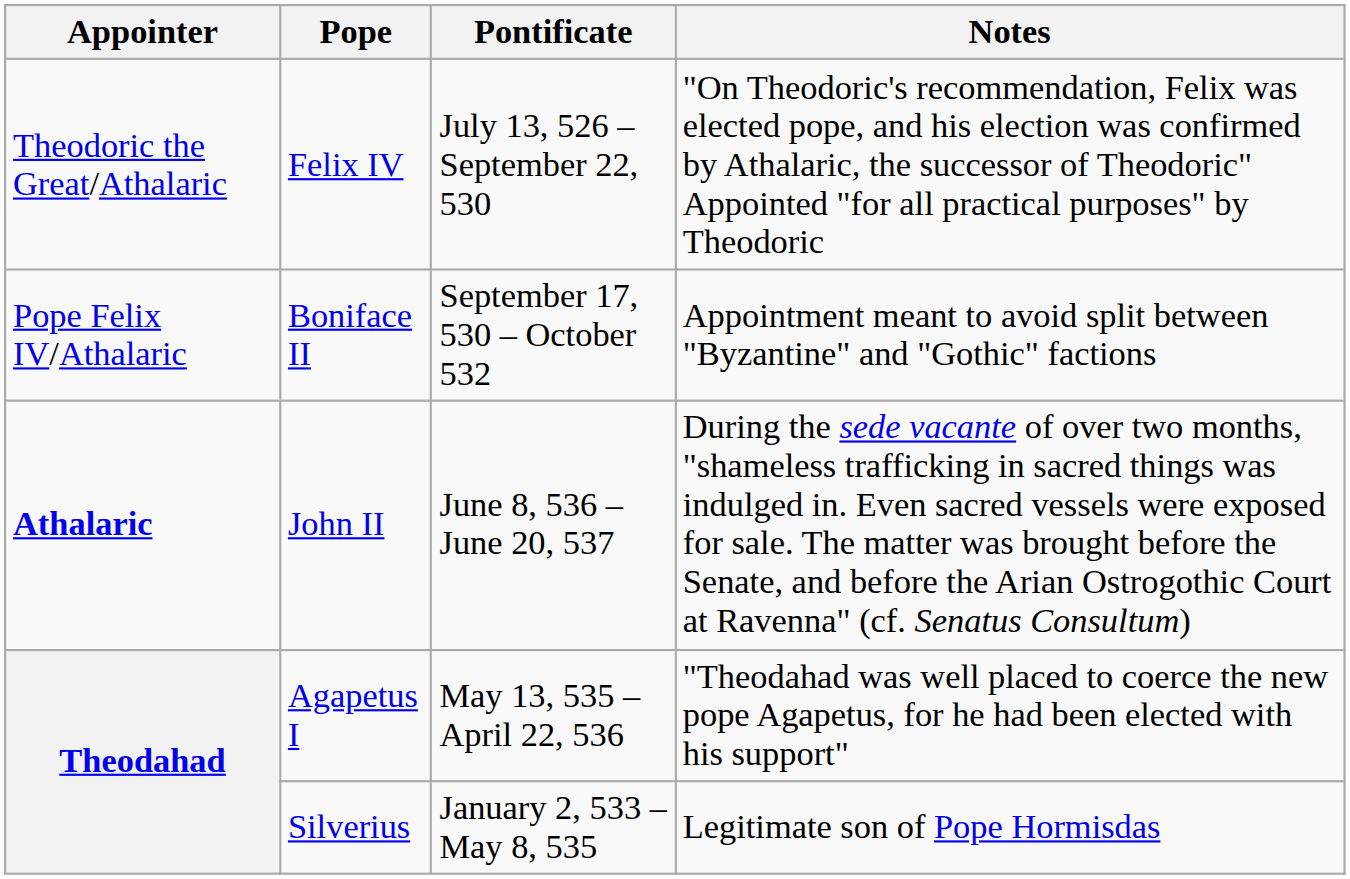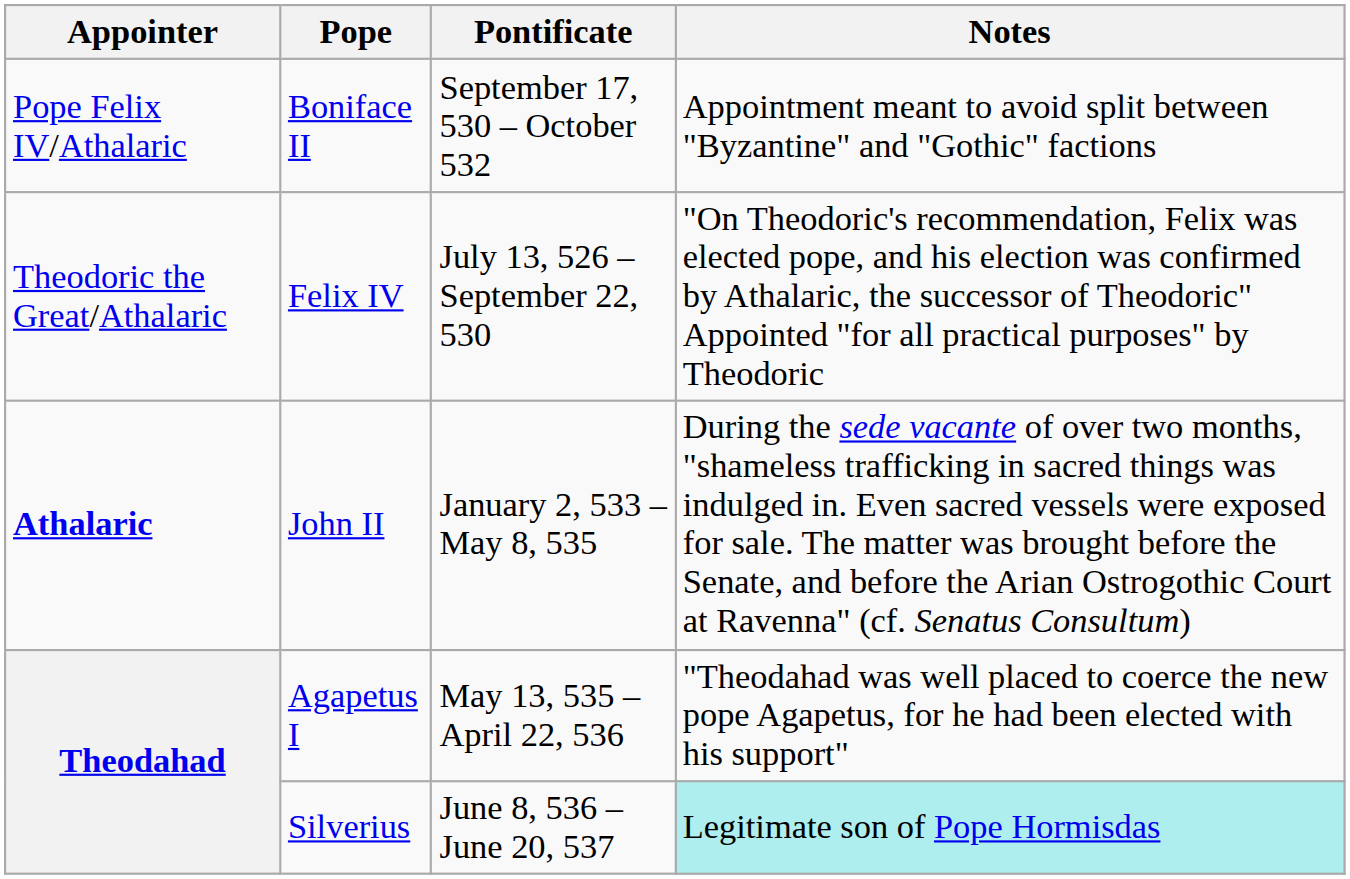rows swapped: (346, 163) <-> (350, 334)
(531, 524) June 8, 536 – June 20, 537 -> (553, 524) January 2, 533 – May 8, 535
(553, 827) January 2, 533 – May 8, 535 -> (531, 827) June 8, 536 – June 20, 537
(922, 827) no background -> (922, 827) paleturquoise background
